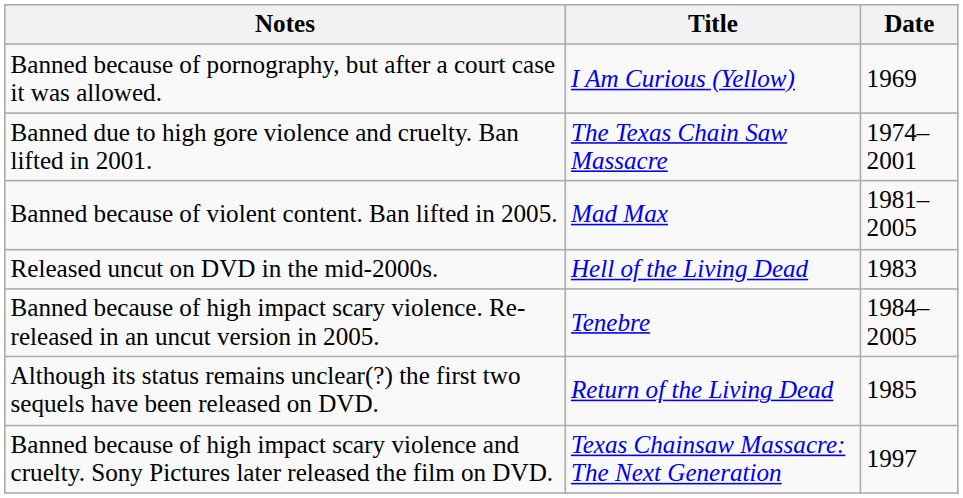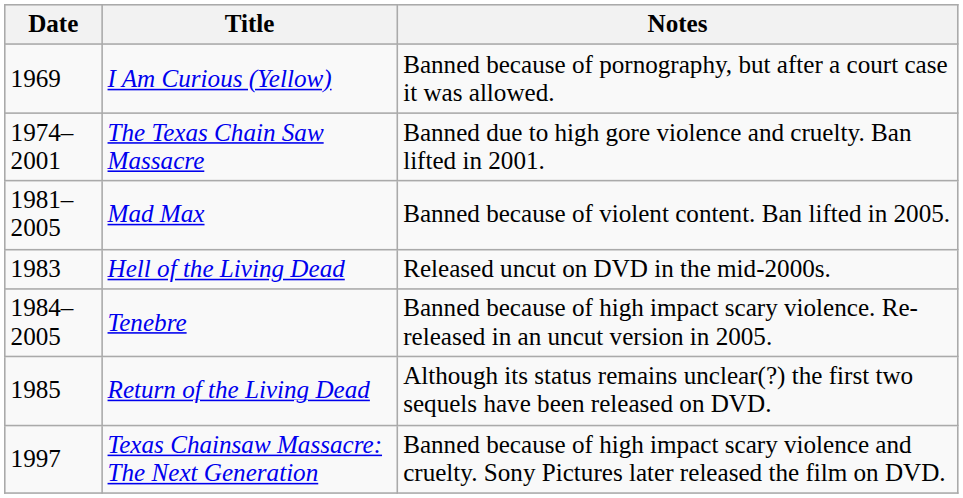columns swapped: (909, 24) <-> (285, 24)
